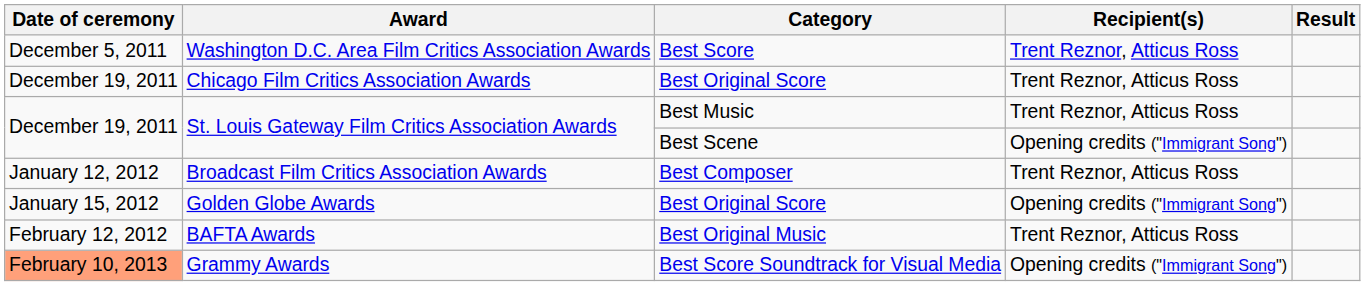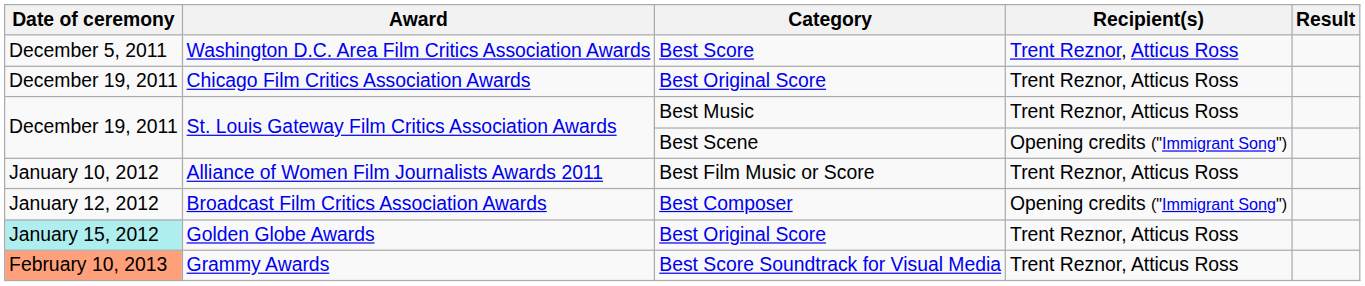+ row: (395, 173)
(1124, 173) Trent Reznor, Atticus Ross -> (1149, 204) Opening credits ("Immigrant Song")
(84, 204) no background -> (84, 234) paleturquoise background
(1149, 204) Opening credits ("Immigrant Song") -> (1124, 234) Trent Reznor, Atticus Ross
- row: (251, 234)
(1149, 265) Opening credits ("Immigrant Song") -> (1124, 265) Trent Reznor, Atticus Ross
